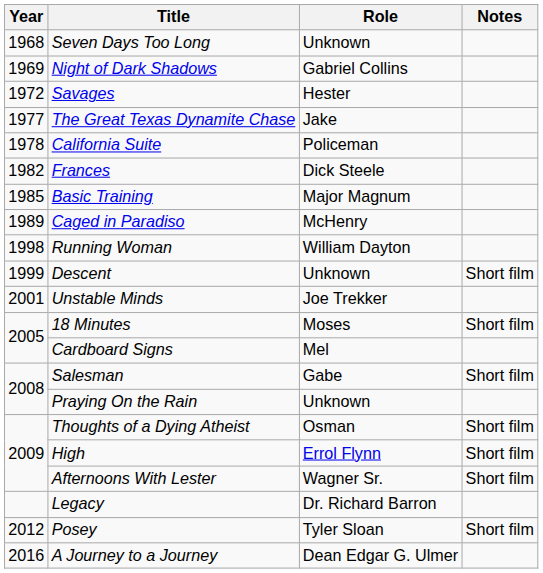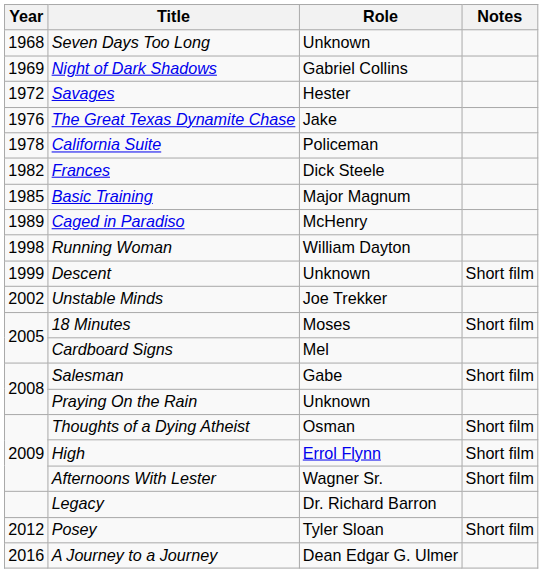(26, 119) 1977 -> (26, 119) 1976
(26, 299) 2001 -> (26, 299) 2002
